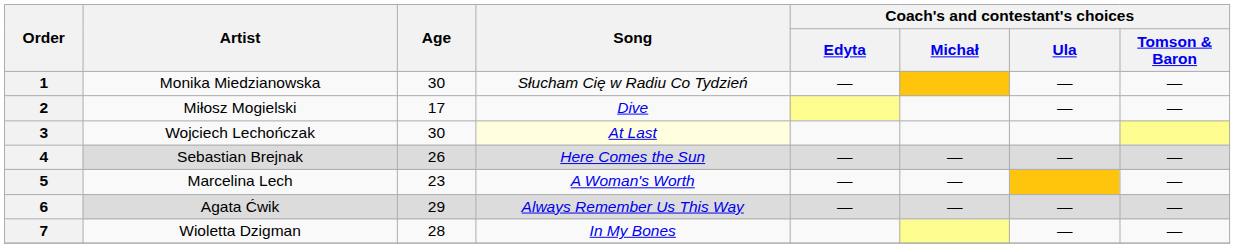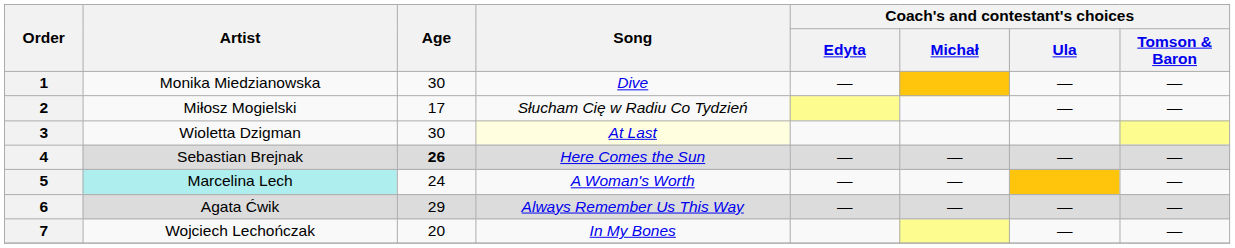(633, 83) Słucham Cię w Radiu Co Tydzień -> (633, 83) Dive
(633, 108) Dive -> (633, 108) Słucham Cię w Radiu Co Tydzień
(240, 132) Wojciech Lechończak -> (240, 132) Wioletta Dzigman
(436, 157) normal -> (436, 157) bold
(240, 181) no background -> (240, 181) paleturquoise background
(436, 181) 23 -> (436, 181) 24
(240, 231) Wioletta Dzigman -> (240, 231) Wojciech Lechończak
(436, 231) 28 -> (436, 231) 20
